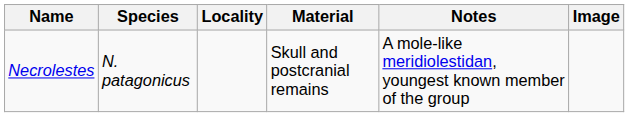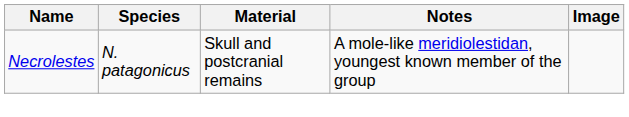- column: (232, 17)
